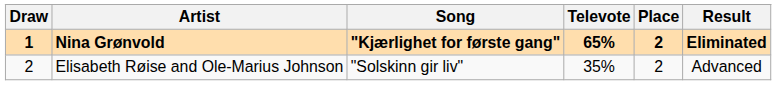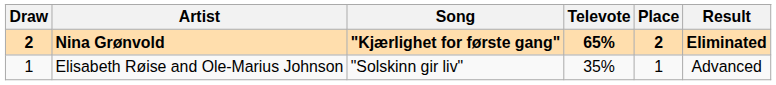(29, 42) 1 -> (29, 42) 2
(29, 67) 2 -> (29, 67) 1
(659, 67) 2 -> (659, 67) 1
